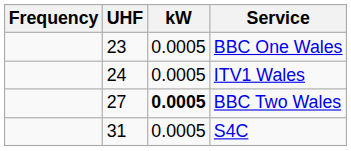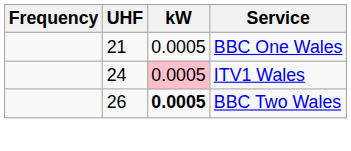(117, 46) 23 -> (117, 46) 21
(179, 74) no background -> (179, 74) pink background
(117, 103) 27 -> (117, 103) 26
- row: (231, 131)
